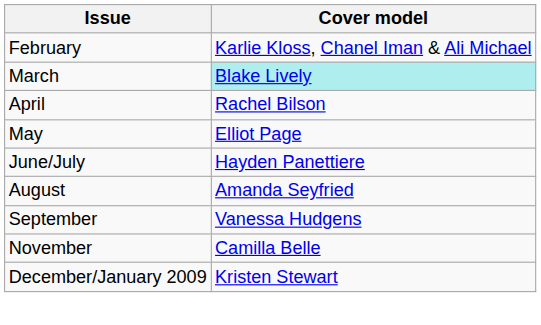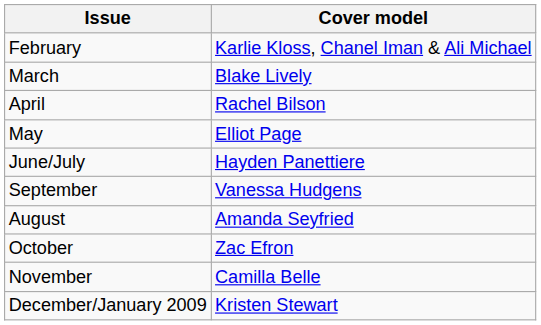(263, 76) paleturquoise background -> (263, 76) no background
rows swapped: (37, 190) <-> (53, 219)
+ row: (41, 248)
